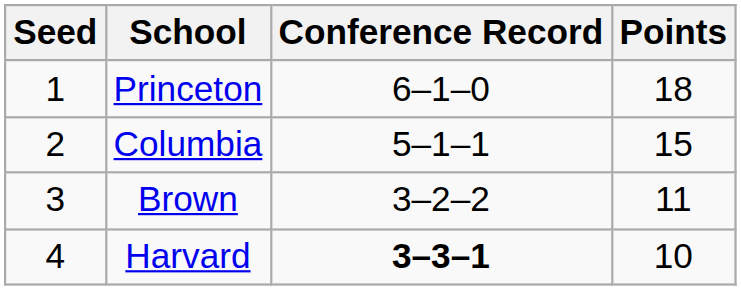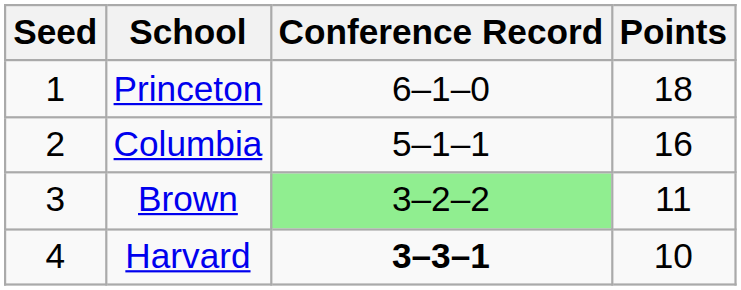(673, 144) 15 -> (673, 144) 16
(441, 199) no background -> (441, 199) lightgreen background
